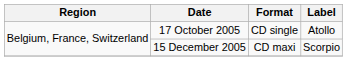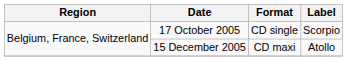(322, 30) Atollo -> (322, 30) Scorpio
(322, 47) Scorpio -> (322, 47) Atollo
